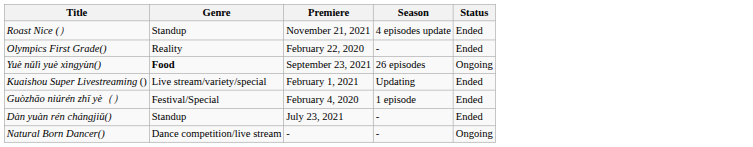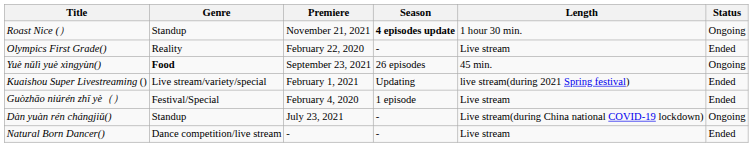+ column: (582, 12)
(413, 30) normal -> (415, 30) bold
(469, 30) Ended -> (727, 30) Ongoing
(469, 117) Ended -> (727, 117) Ongoing
(474, 134) Ongoing -> (722, 134) Ended
